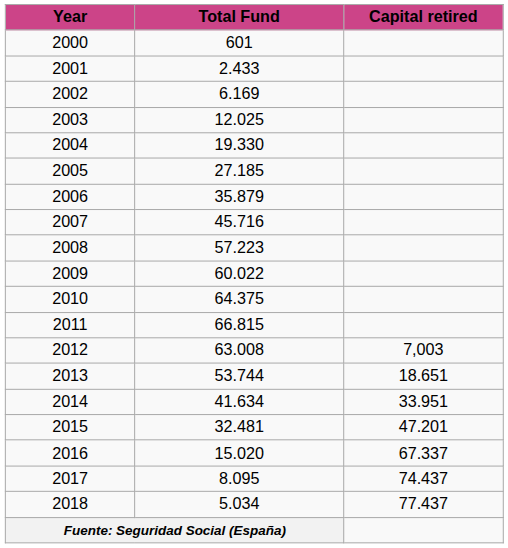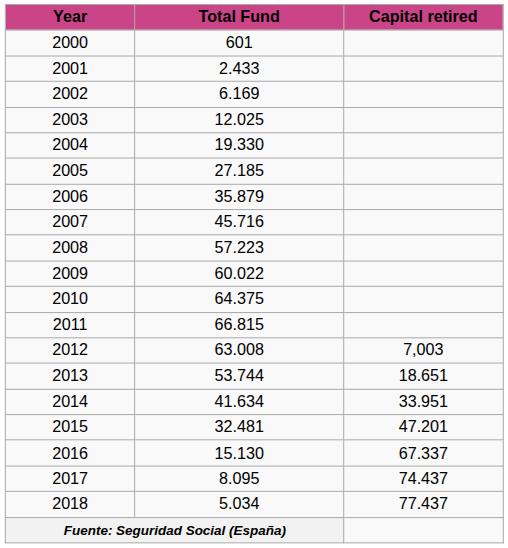(239, 453) 15.020 -> (239, 453) 15.130
